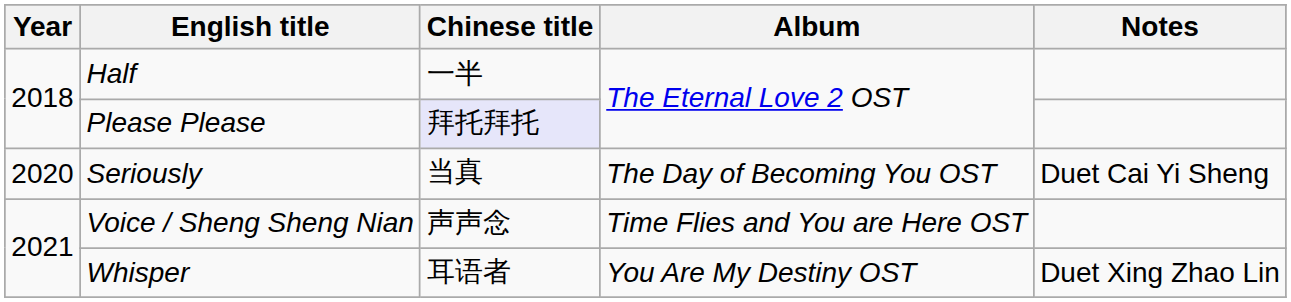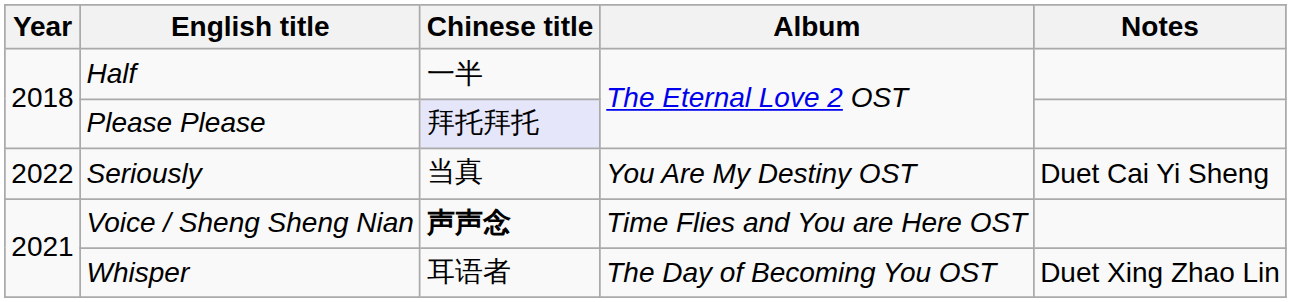(42, 173) 2020 -> (42, 173) 2022
(801, 173) The Day of Becoming You OST -> (761, 173) You Are My Destiny OST
(469, 221) normal -> (469, 221) bold
(761, 272) You Are My Destiny OST -> (801, 272) The Day of Becoming You OST
